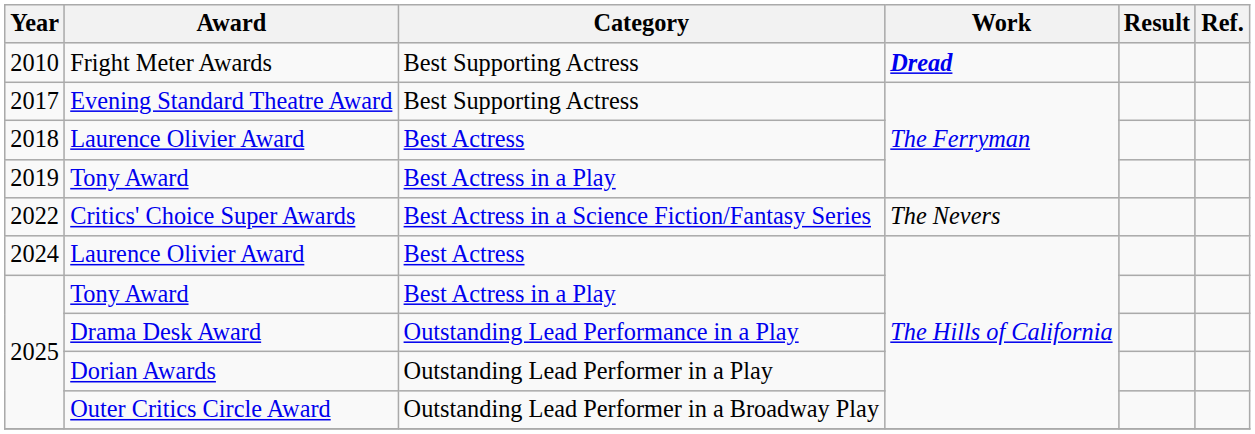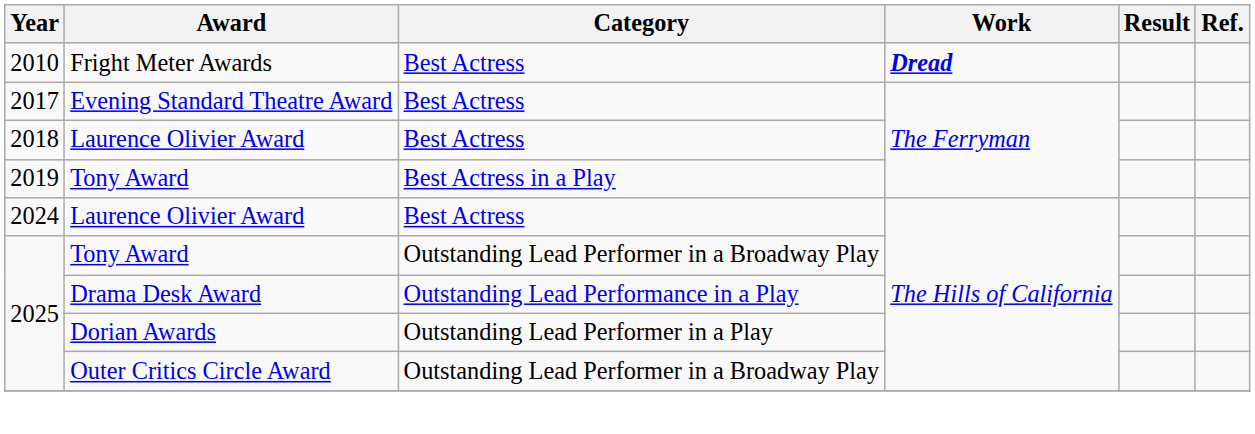(521, 62) Best Supporting Actress -> (464, 62) Best Actress
(521, 100) Best Supporting Actress -> (464, 100) Best Actress
- row: (35, 216)
(510, 293) Best Actress in a Play -> (641, 255) Outstanding Lead Performer in a Broadway Play
